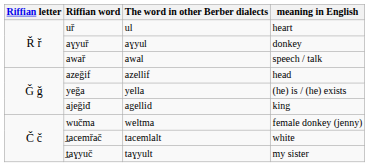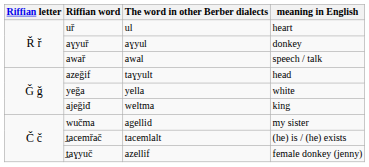(137, 75) azellif -> (139, 75) taɣyult
(310, 91) (he) is / (he) exists -> (284, 91) white
(138, 106) agellid -> (139, 106) weltma
(139, 122) weltma -> (138, 122) agellid
(318, 122) female donkey (jenny) -> (291, 122) my sister
(284, 138) white -> (310, 138) (he) is / (he) exists
(139, 153) taɣyult -> (137, 153) azellif
(291, 153) my sister -> (318, 153) female donkey (jenny)
